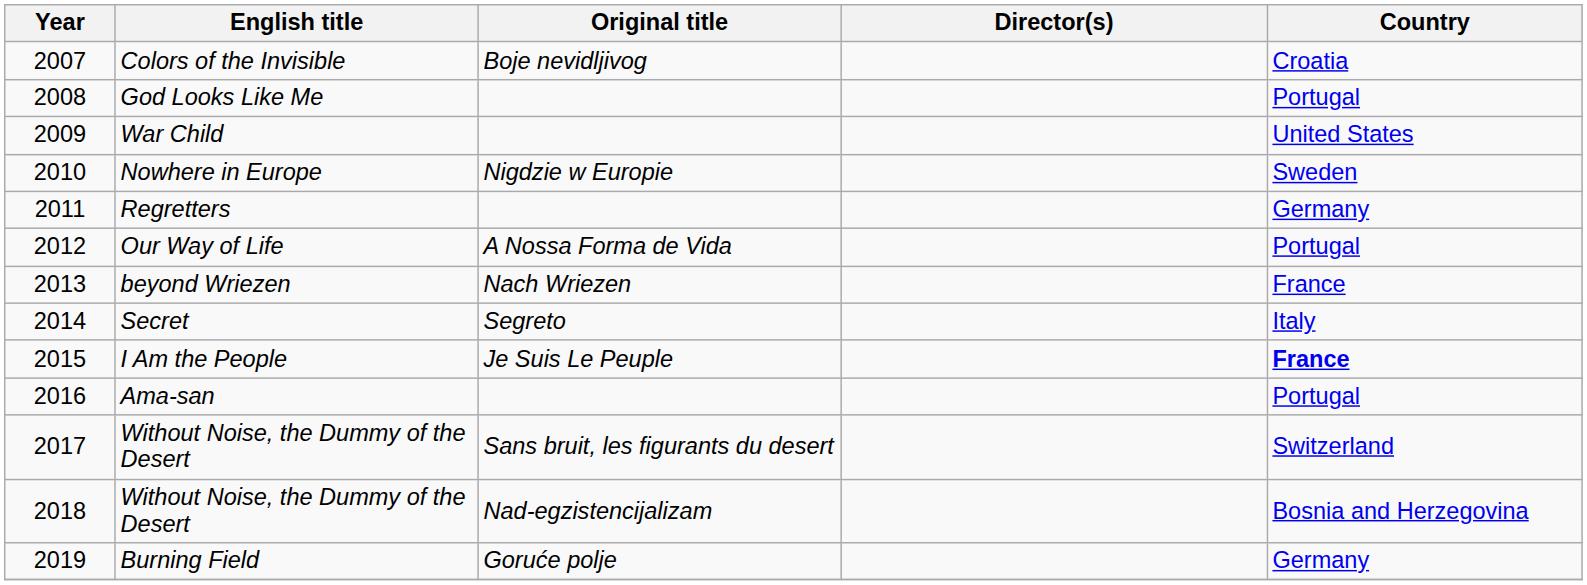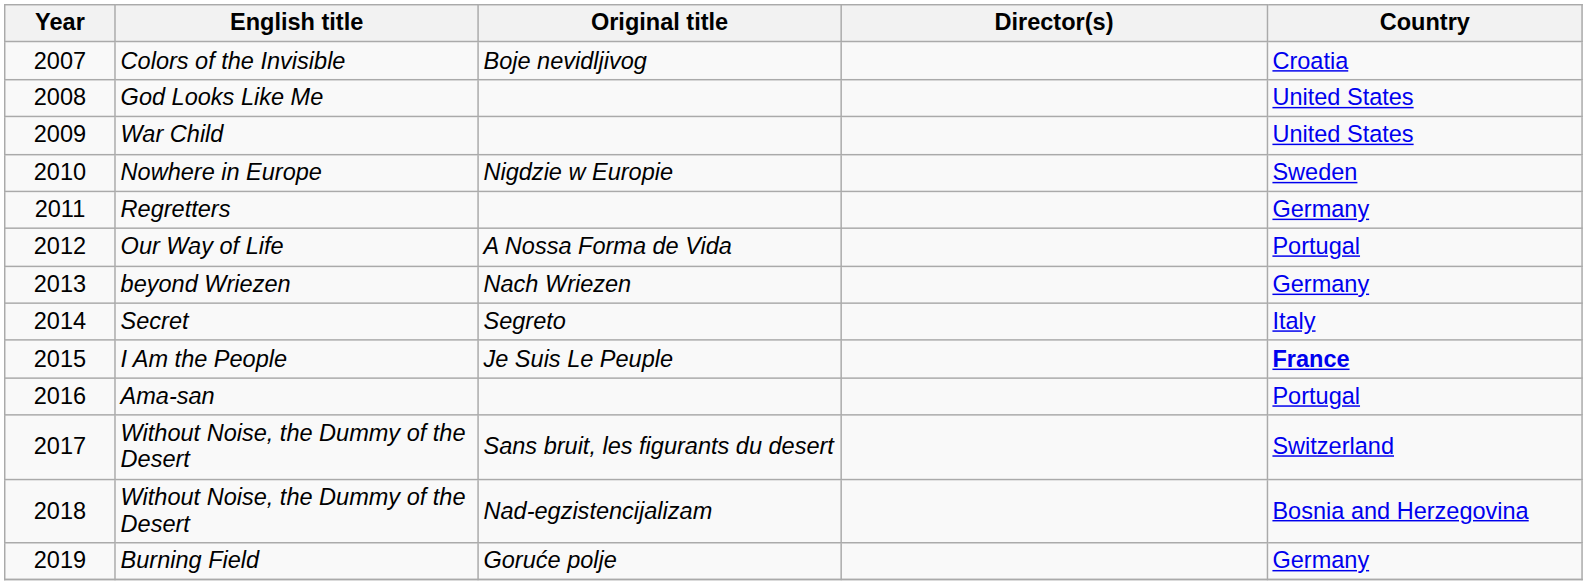(1316, 97) Portugal -> (1343, 97) United States
(1309, 284) France -> (1321, 284) Germany
